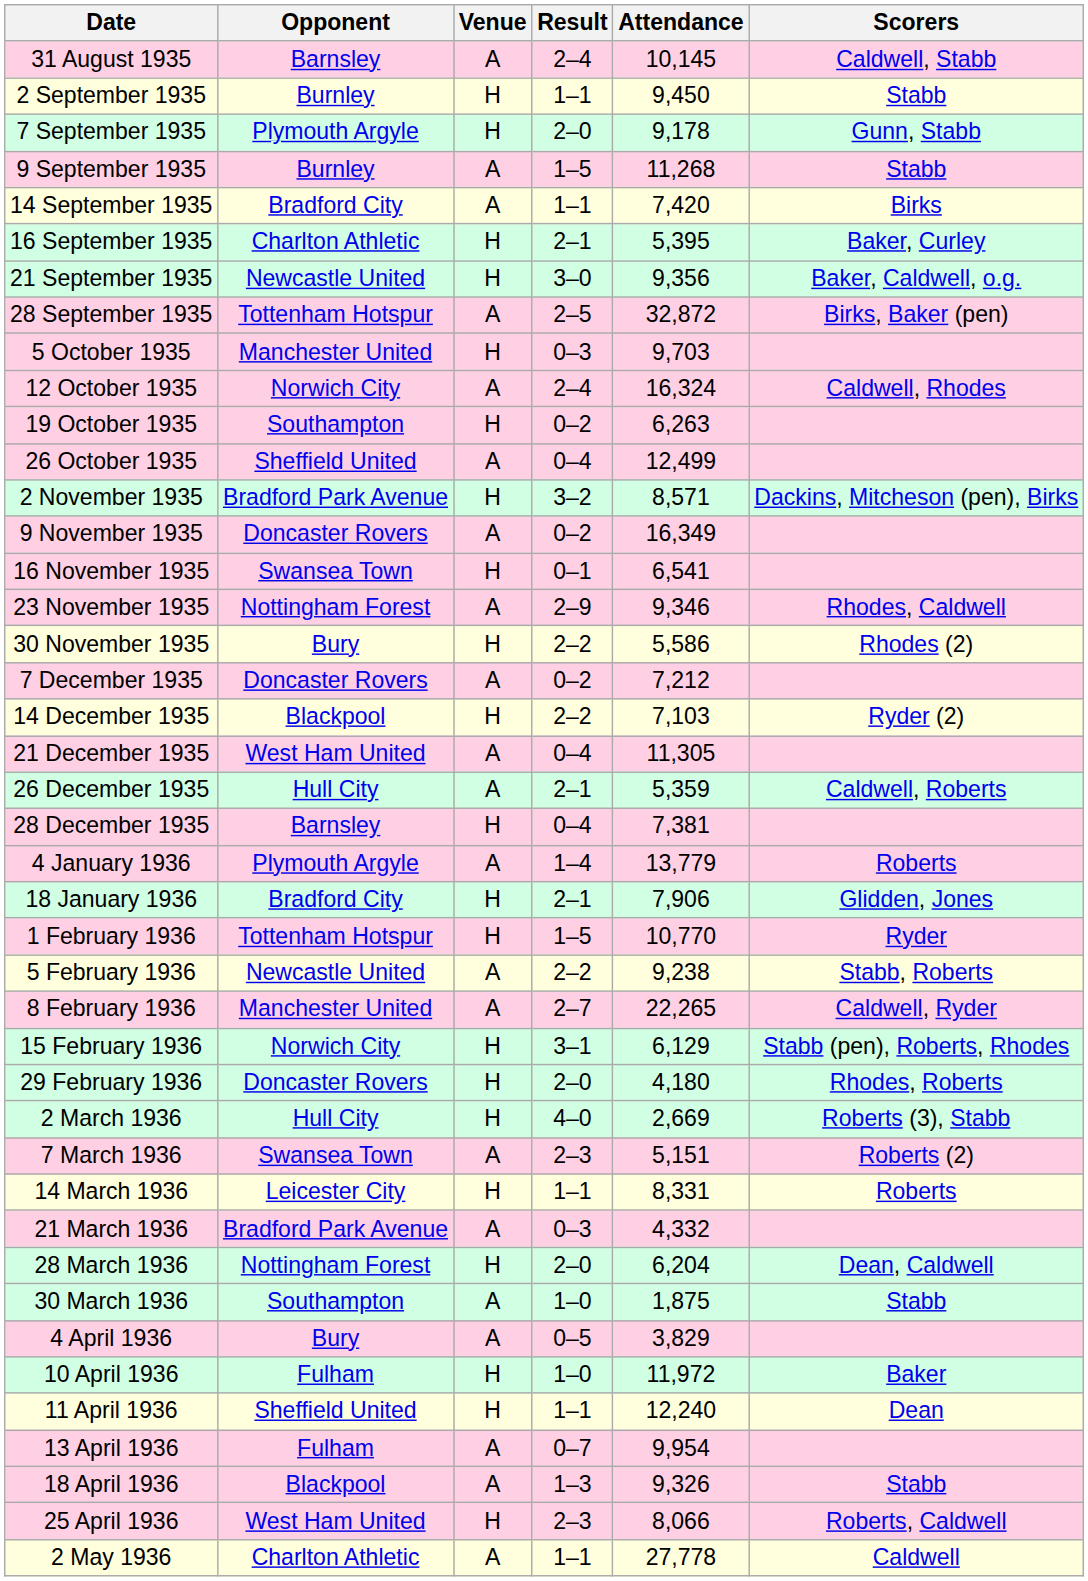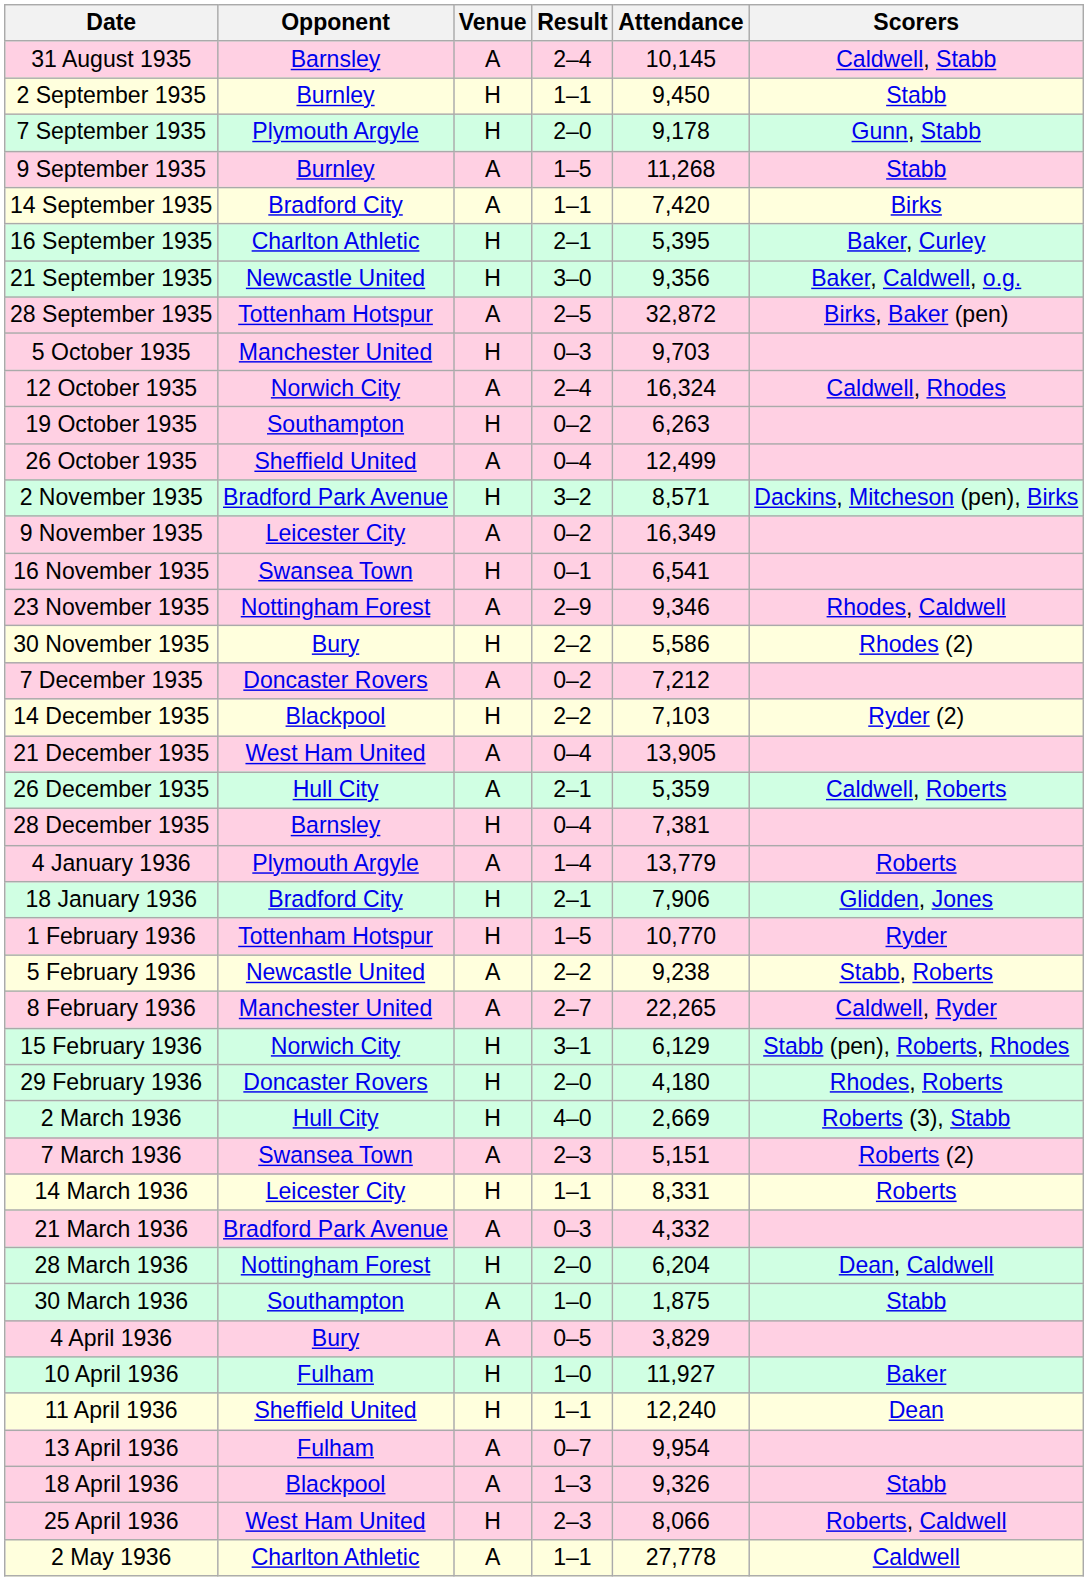(336, 534) Doncaster Rovers -> (336, 534) Leicester City
(681, 753) 11,305 -> (681, 753) 13,905
(681, 1374) 11,972 -> (681, 1374) 11,927
